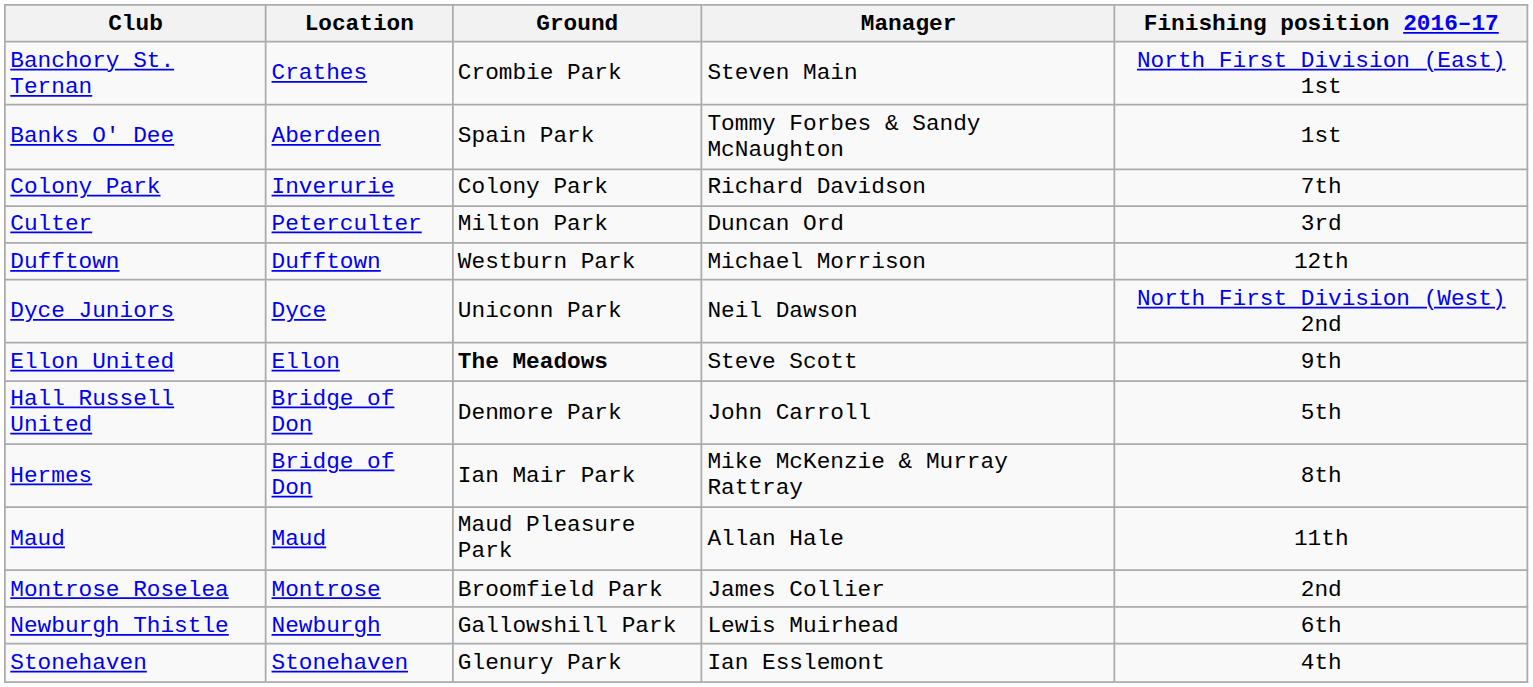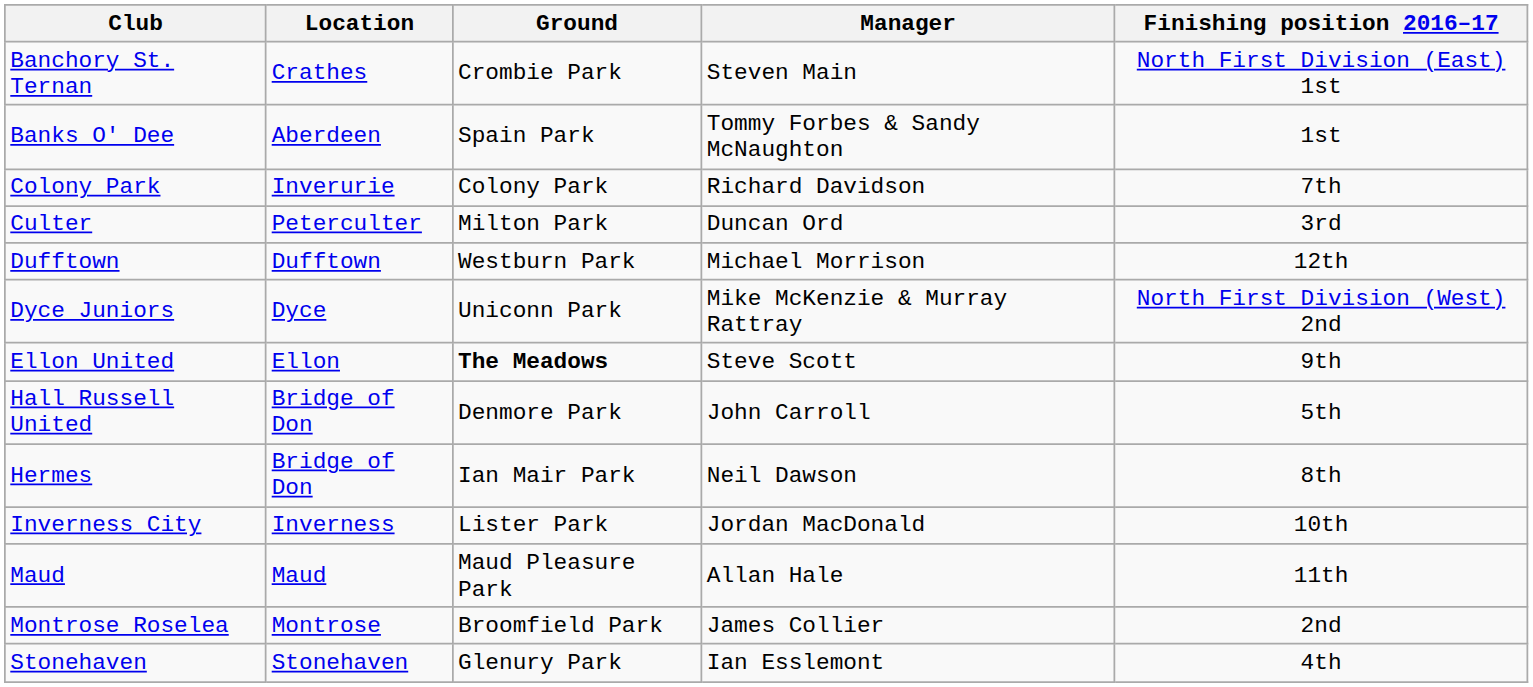(783, 312) Neil Dawson -> (857, 312) Mike McKenzie & Murray Rattray
(858, 475) Mike McKenzie & Murray Rattray -> (782, 475) Neil Dawson
+ row: (106, 525)
- row: (120, 626)
